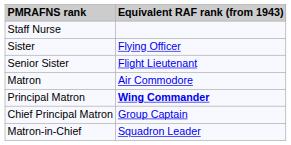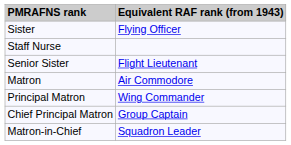rows swapped: (34, 30) <-> (21, 47)
(164, 98) bold -> (161, 98) normal
